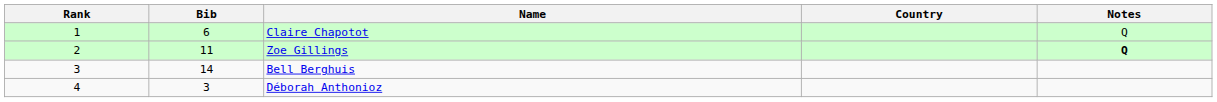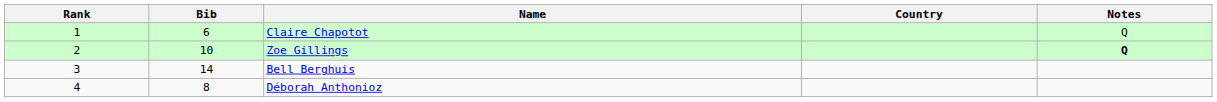(206, 51) 11 -> (206, 51) 10
(206, 87) 3 -> (206, 87) 8
